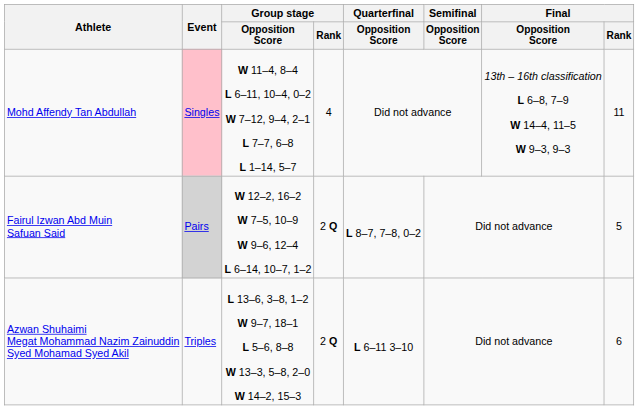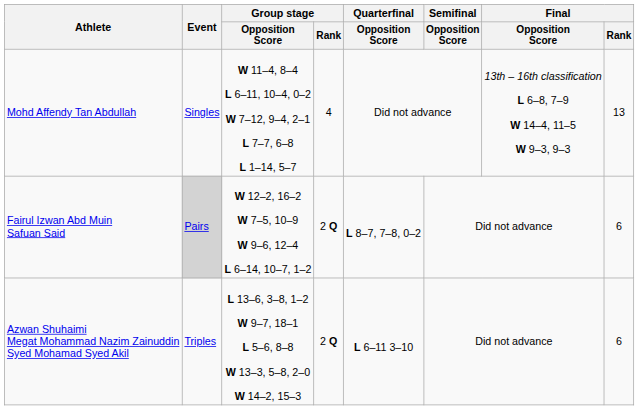(202, 113) pink background -> (202, 113) no background
(619, 113) 11 -> (619, 113) 13
(619, 227) 5 -> (619, 227) 6
